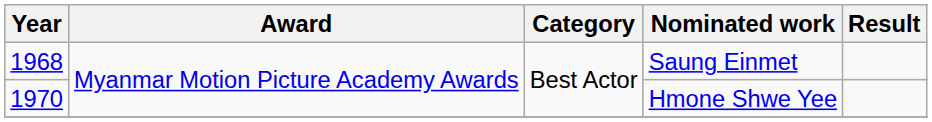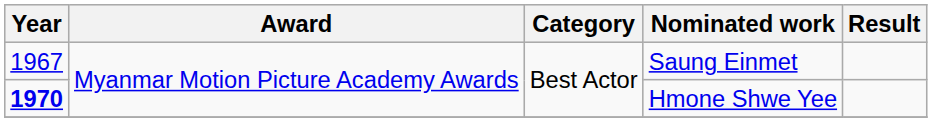(37, 61) 1968 -> (37, 61) 1967
(37, 99) normal -> (37, 99) bold
